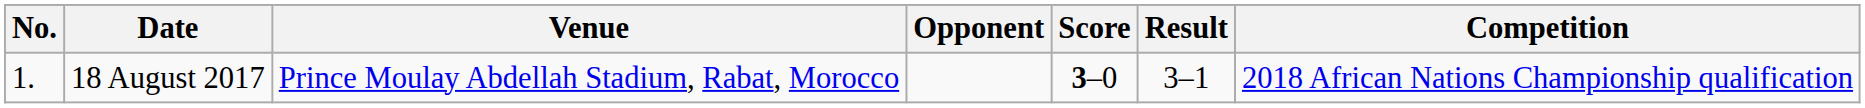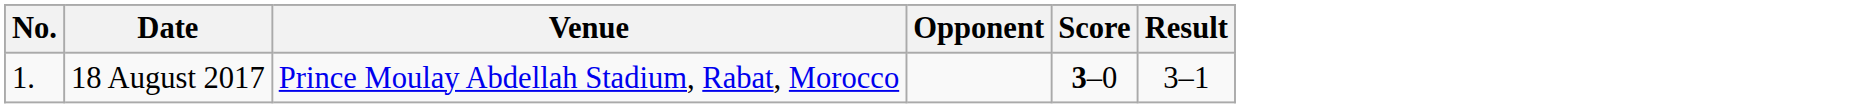- column: (1548, 28)
